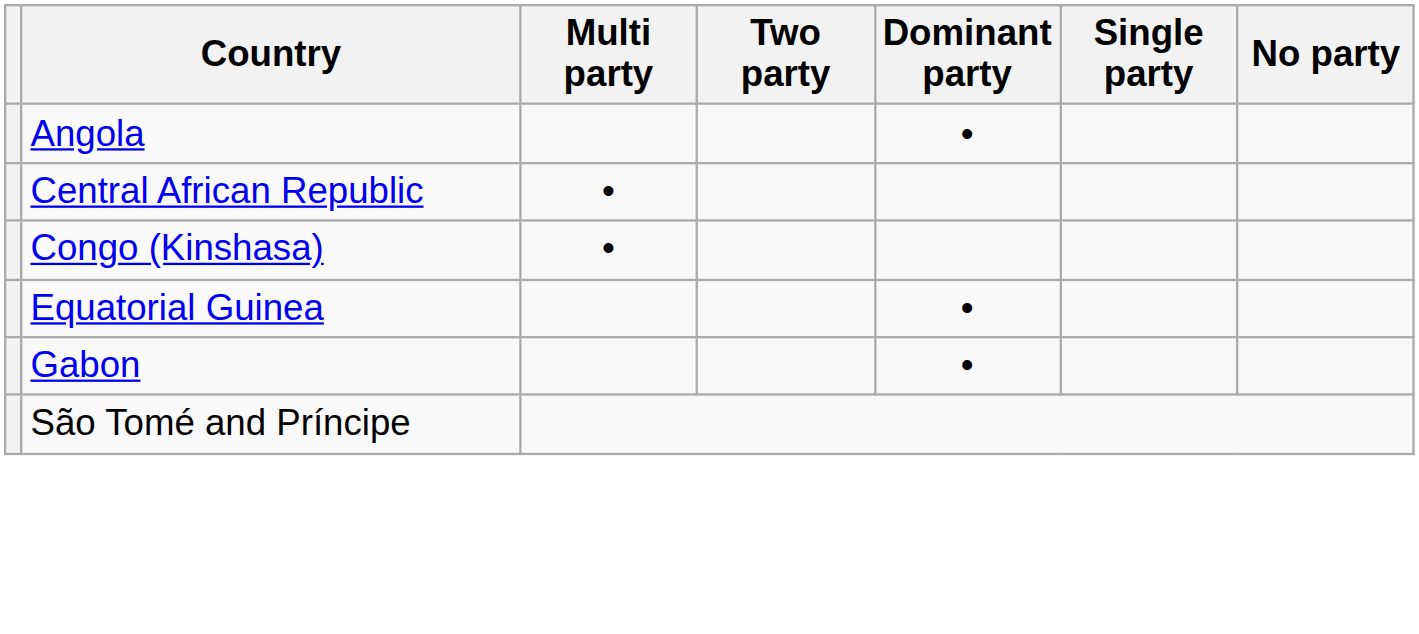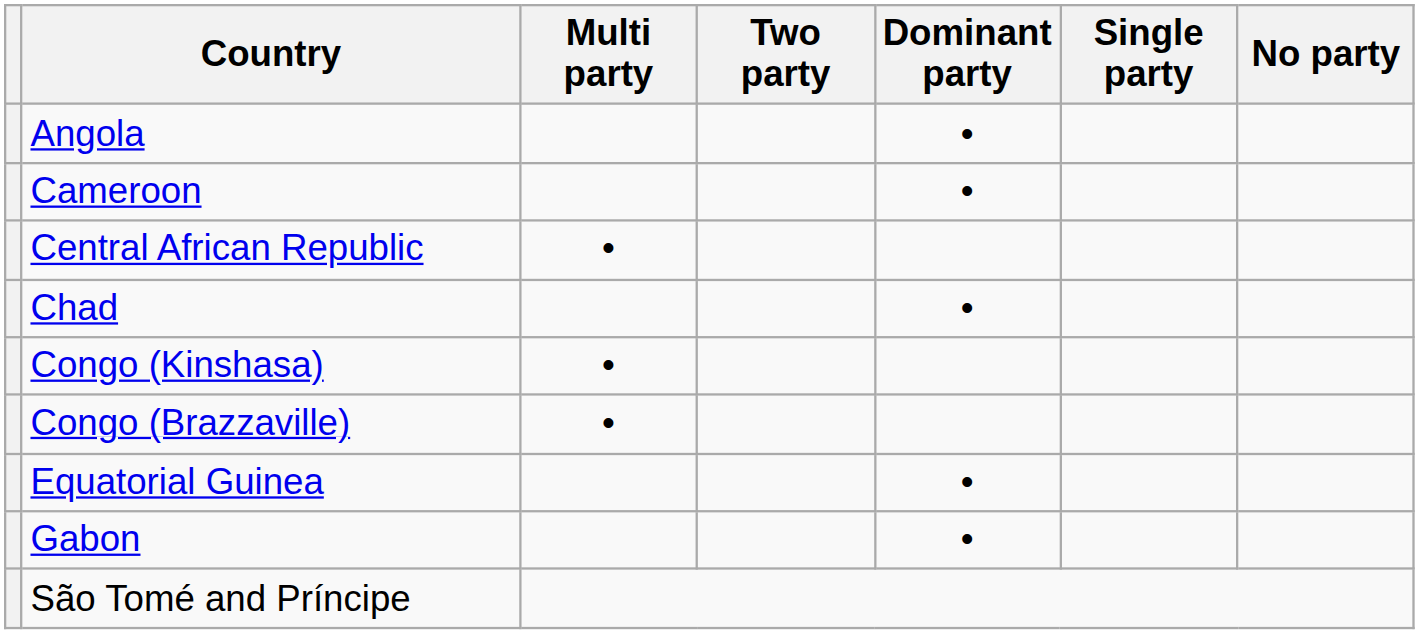+ row: (116, 190)
+ row: (74, 307)
+ row: (190, 423)
